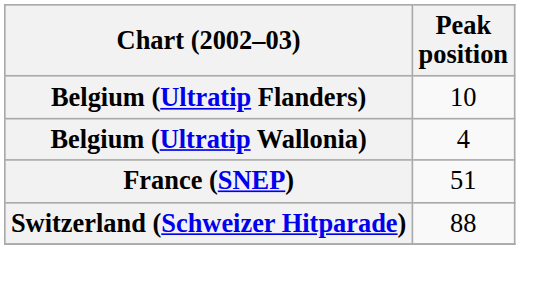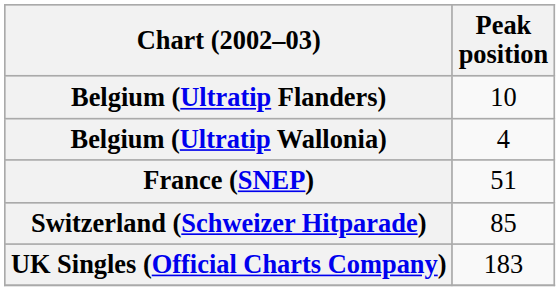(463, 222) 88 -> (503, 222) 85
+ row: (229, 264)
